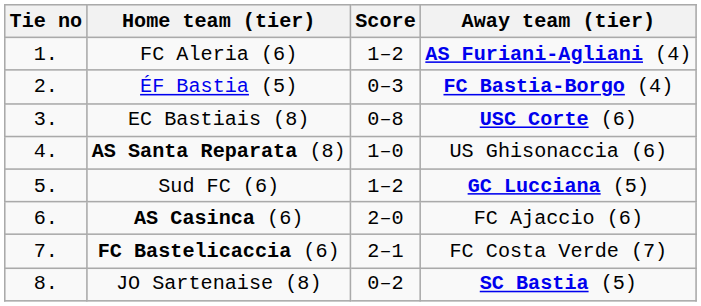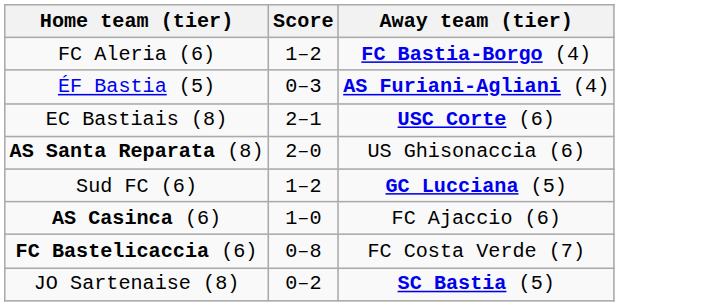- column: (46, 21)
(558, 54) AS Furiani-Agliani (4) -> (476, 54) FC Bastia-Borgo (4)
(558, 87) FC Bastia-Borgo (4) -> (476, 87) AS Furiani-Agliani (4)
(385, 120) 0–8 -> (303, 120) 2–1
(385, 153) 1–0 -> (303, 153) 2–0
(385, 218) 2–0 -> (303, 218) 1–0
(385, 251) 2–1 -> (303, 251) 0–8
